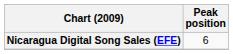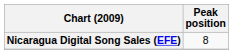(206, 40) 6 -> (206, 40) 8
